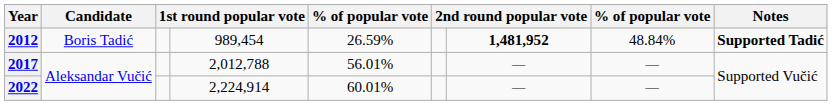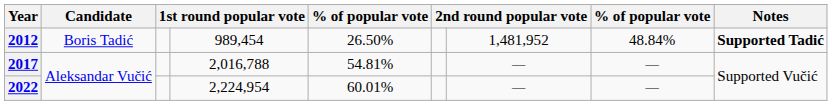(370, 40) 26.59% -> (370, 40) 26.50%
(519, 40) bold -> (519, 40) normal
(239, 64) 2,012,788 -> (239, 64) 2,016,788
(370, 64) 56.01% -> (370, 64) 54.81%
(239, 87) 2,224,914 -> (239, 87) 2,224,954
